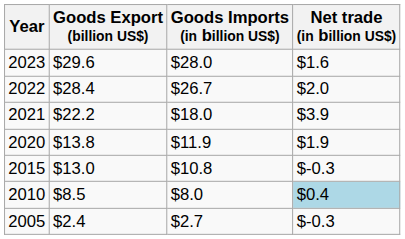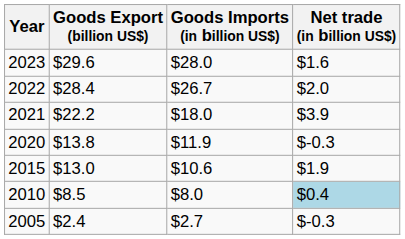(313, 141) $1.9 -> (316, 141) $-0.3
(192, 168) $10.8 -> (192, 168) $10.6
(316, 168) $-0.3 -> (313, 168) $1.9
